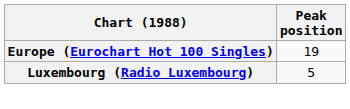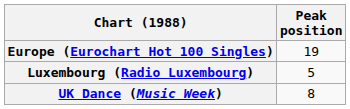+ row: (141, 94)
